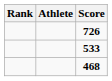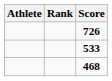columns swapped: (20, 13) <-> (56, 13)
